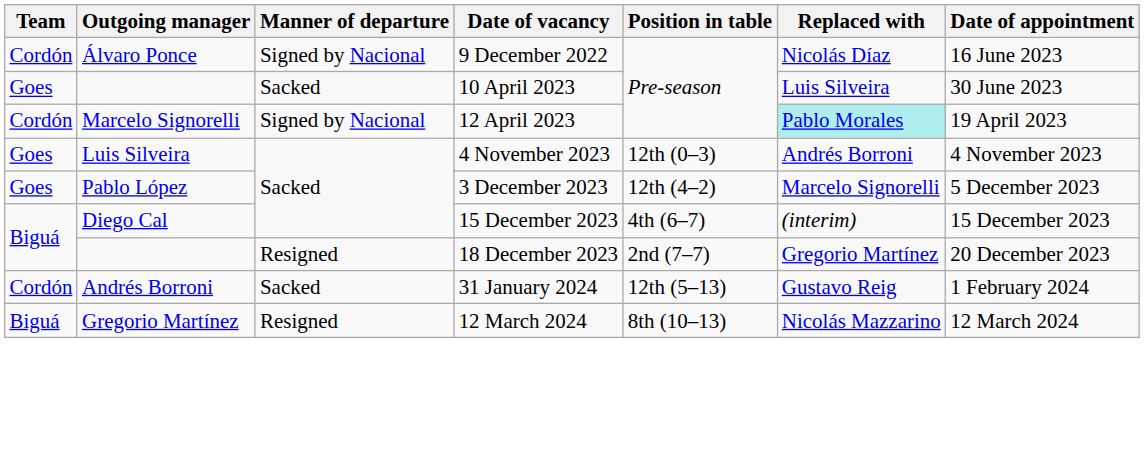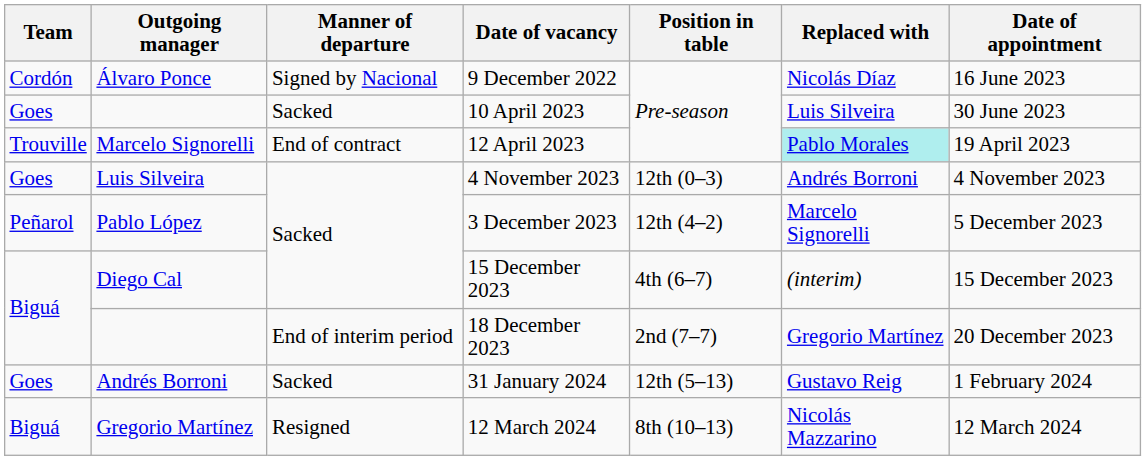(41, 120) Cordón -> (48, 144) Trouville
(343, 120) Signed by Nacional -> (337, 144) End of contract
(31, 187) Goes -> (41, 222) Peñarol
(299, 253) Resigned -> (362, 336) End of interim period
(41, 287) Cordón -> (31, 381) Goes
